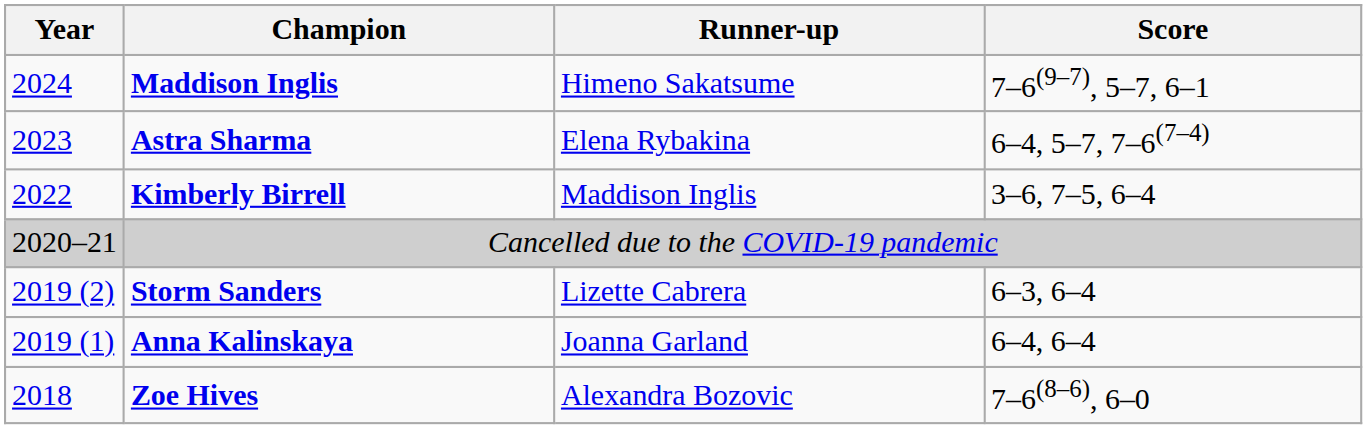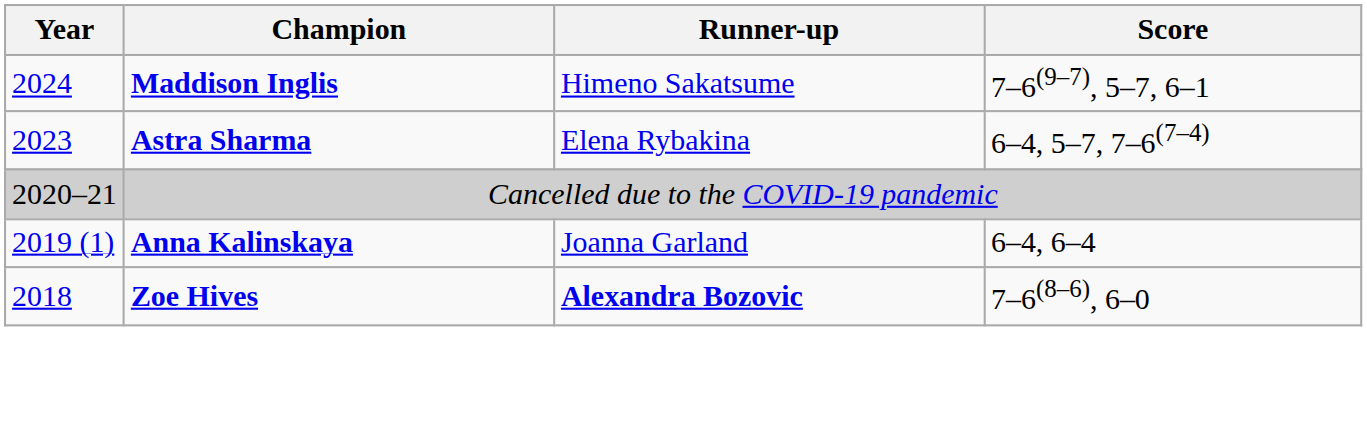- row: (238, 193)
- row: (226, 292)
(677, 395) normal -> (682, 296) bold
